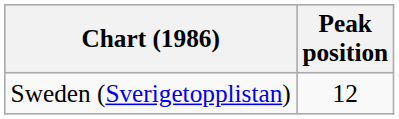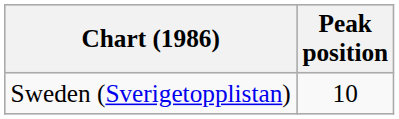(345, 93) 12 -> (345, 93) 10
